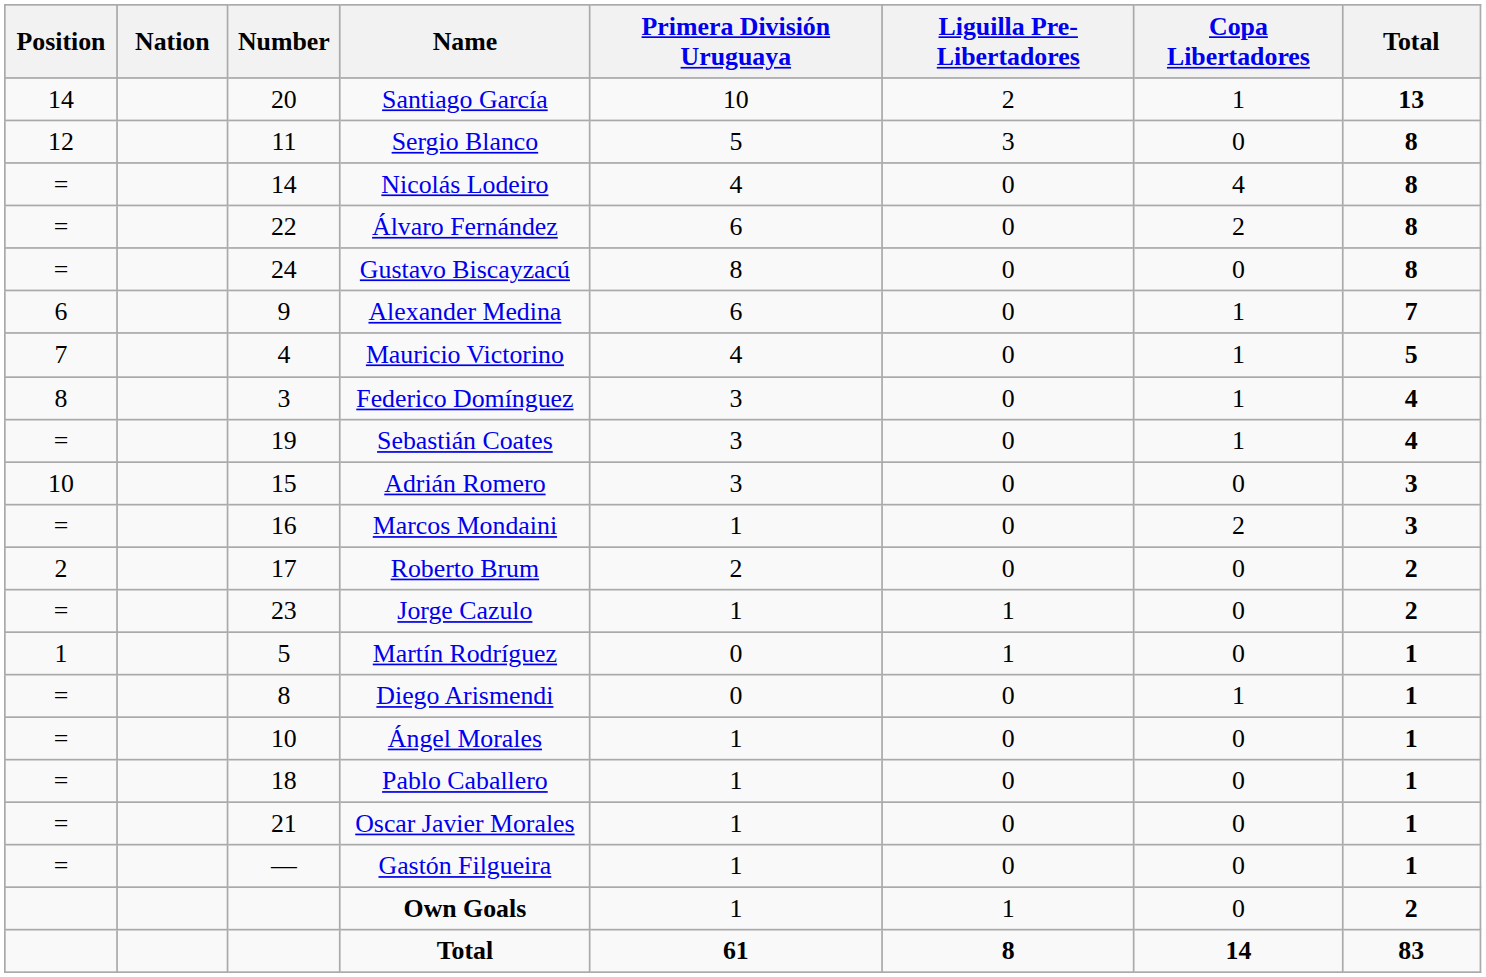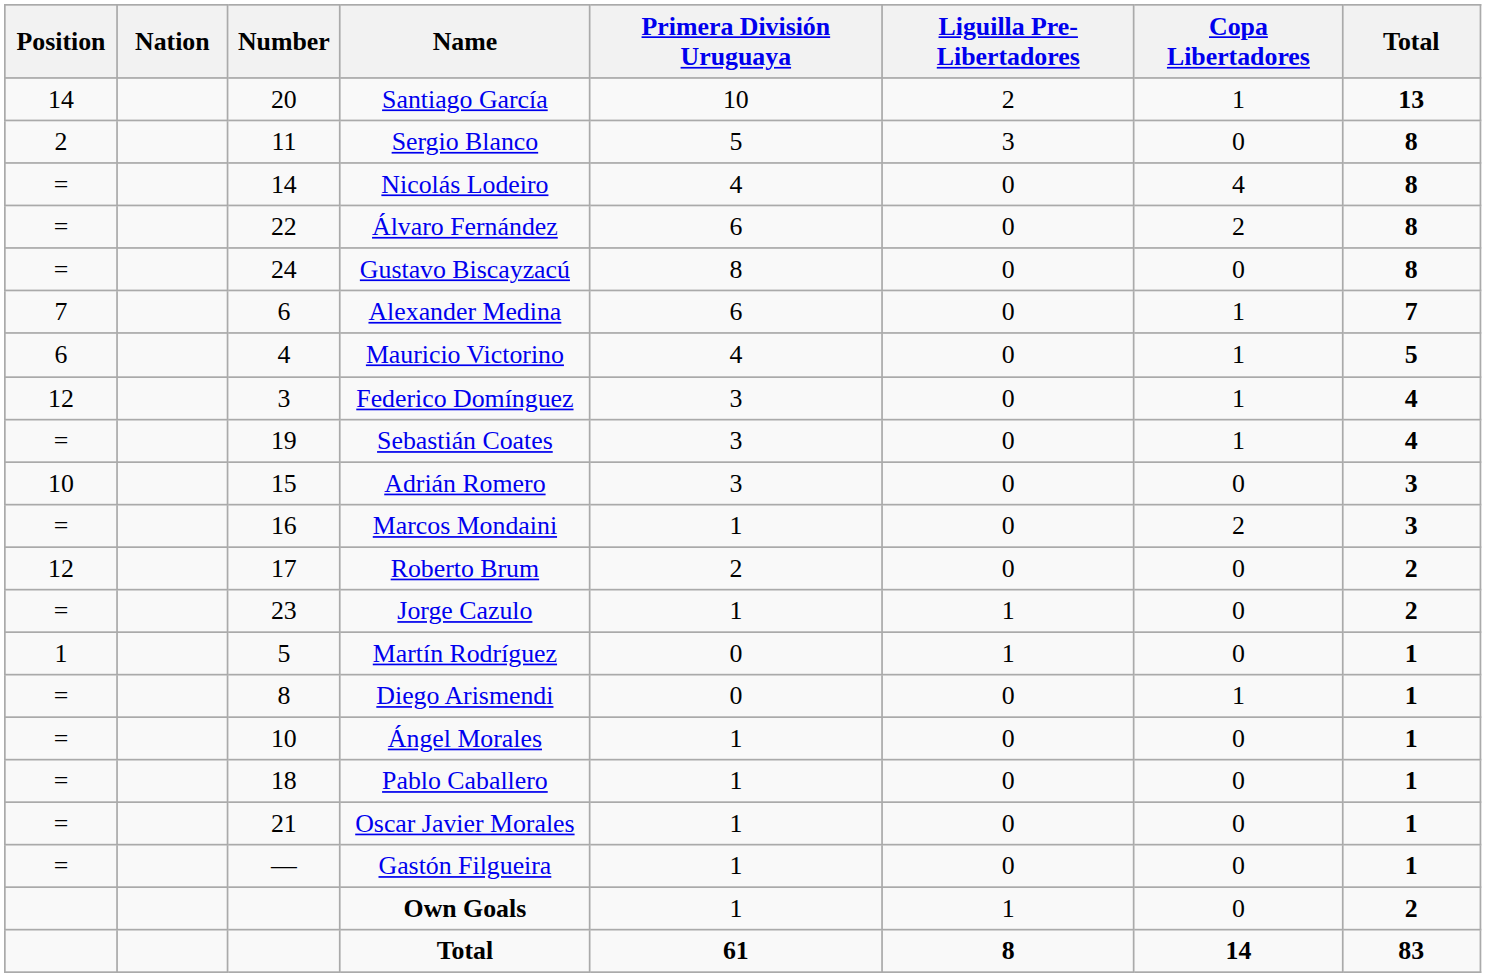(61, 141) 12 -> (61, 141) 2
(61, 312) 6 -> (61, 312) 7
(284, 312) 9 -> (284, 312) 6
(61, 354) 7 -> (61, 354) 6
(61, 397) 8 -> (61, 397) 12
(61, 567) 2 -> (61, 567) 12
